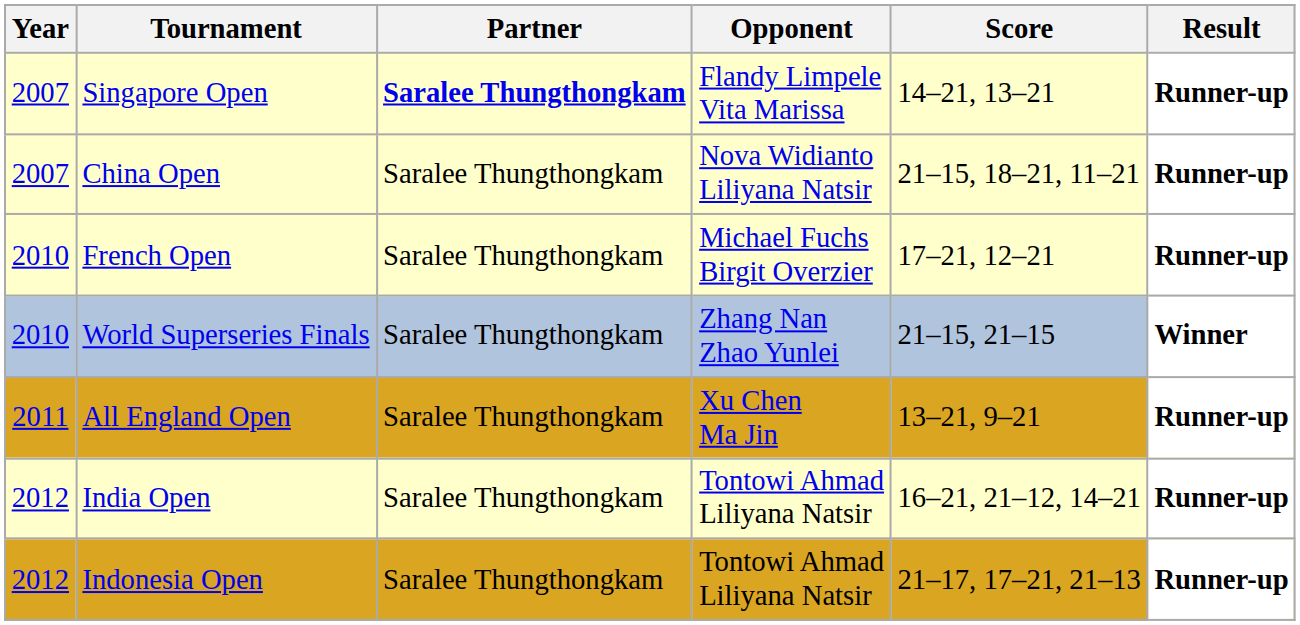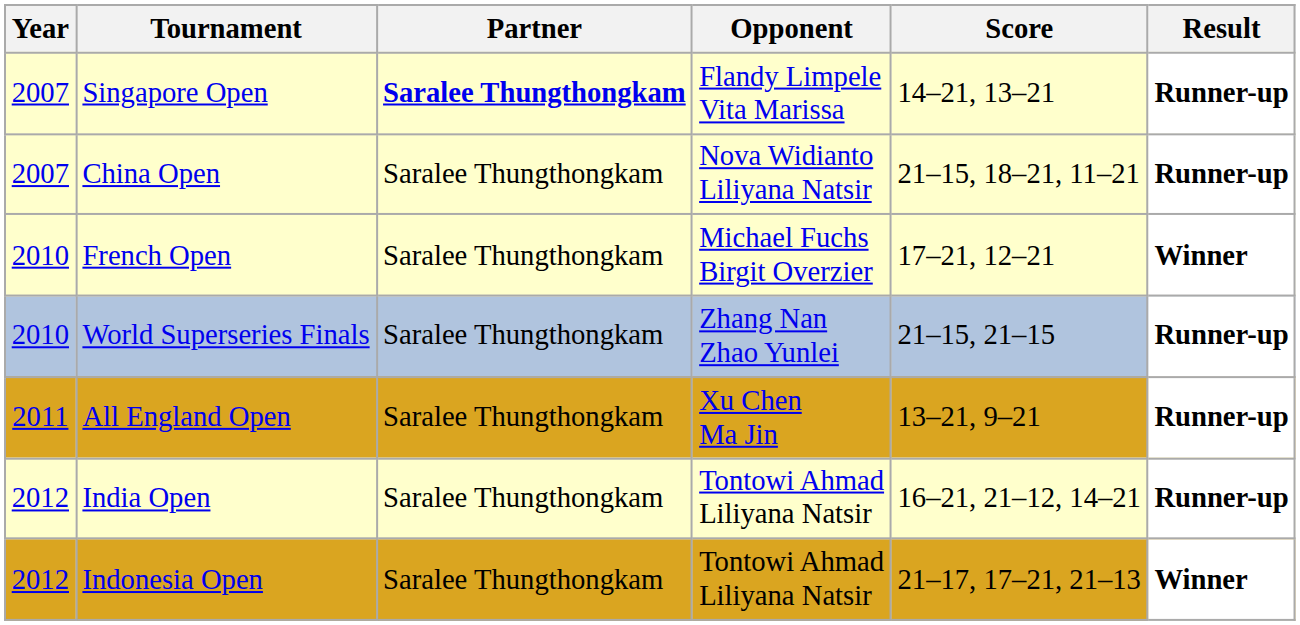(1221, 254) Runner-up -> (1201, 254) Winner
(1201, 335) Winner -> (1221, 335) Runner-up
(1221, 579) Runner-up -> (1201, 579) Winner
